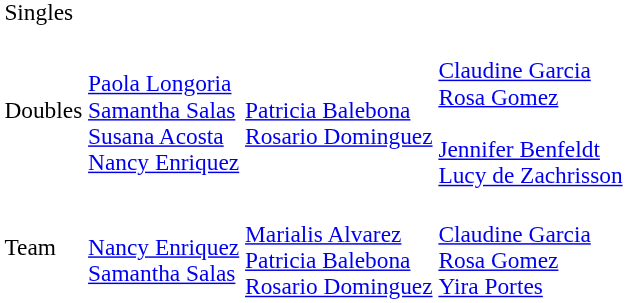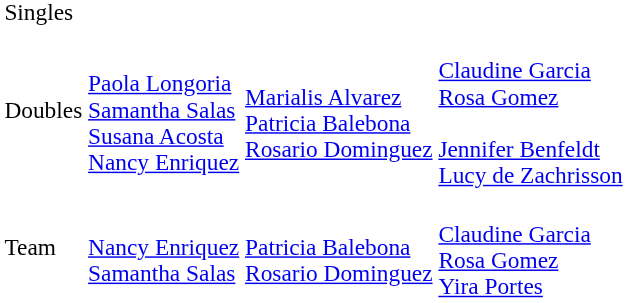(339, 123) Patricia Balebona Rosario Dominguez -> (339, 123) Marialis Alvarez Patricia Balebona Rosario Dominguez
(339, 260) Marialis Alvarez Patricia Balebona Rosario Dominguez -> (339, 260) Patricia Balebona Rosario Dominguez
